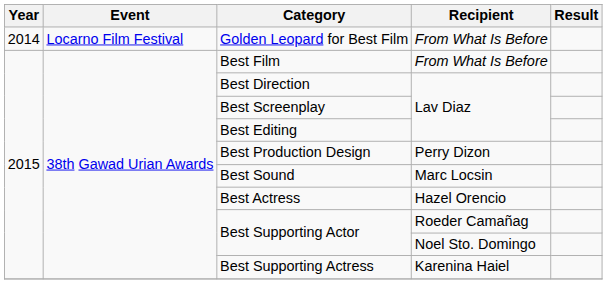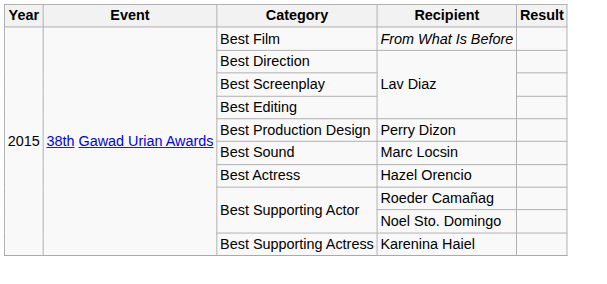- row: (314, 38)
